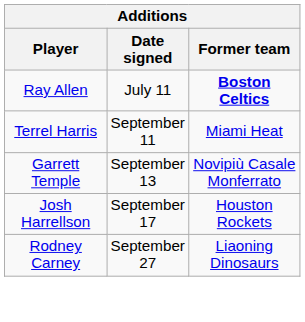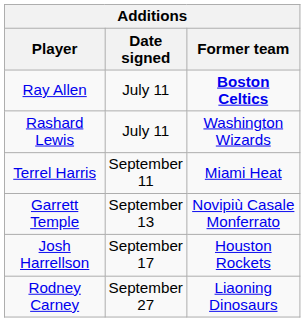+ row: (55, 131)
